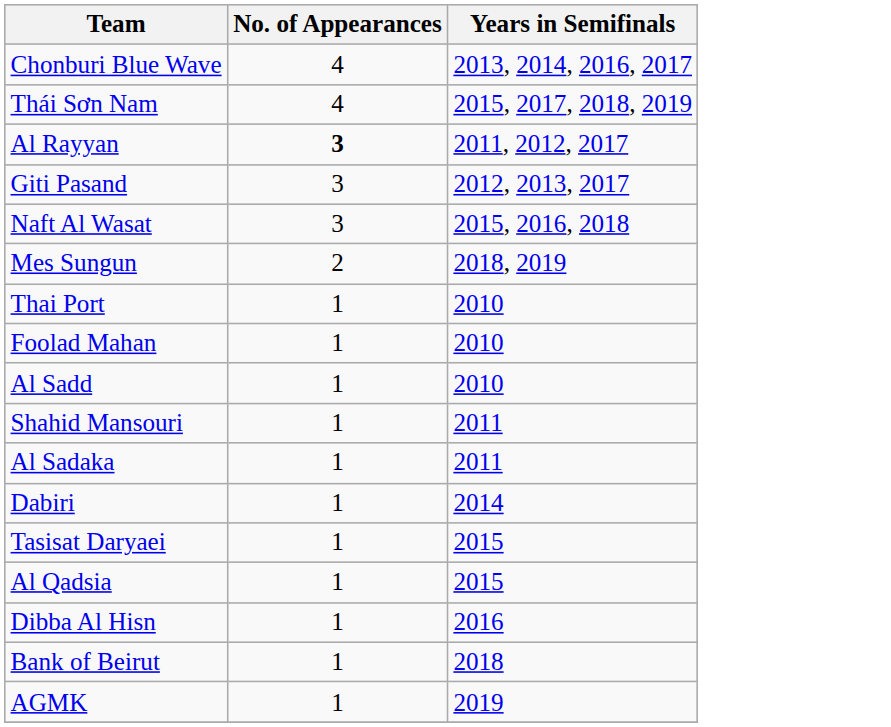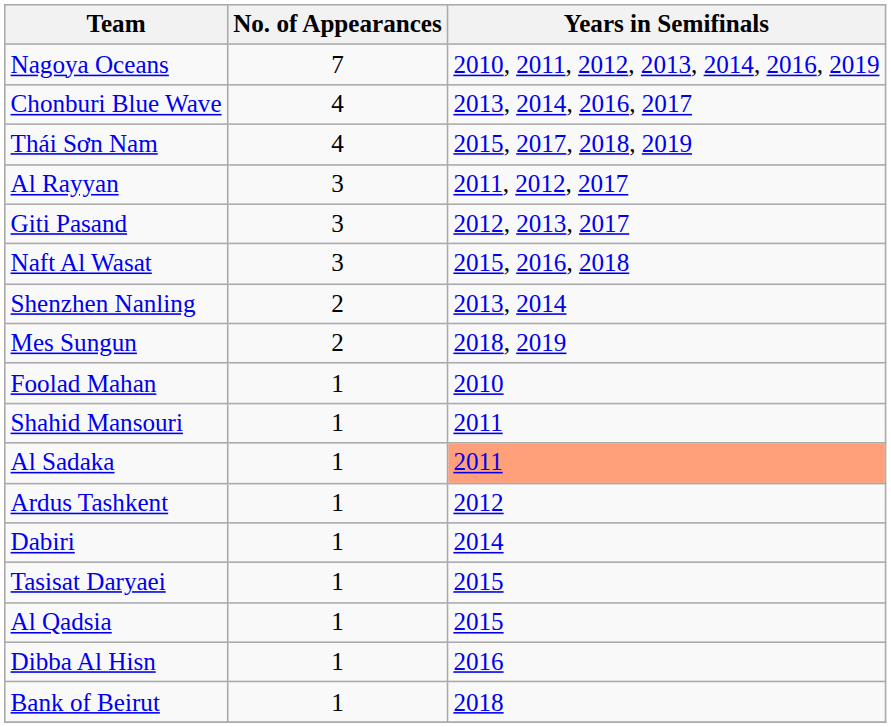+ row: (90, 64)
(337, 143) bold -> (337, 183) normal
+ row: (103, 303)
- row: (58, 303)
- row: (51, 382)
(478, 462) no background -> (478, 462) lightsalmon background
+ row: (89, 502)
- row: (49, 701)
